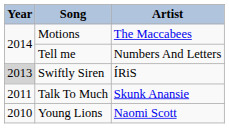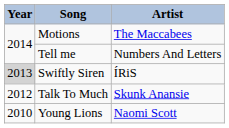(20, 93) 2011 -> (20, 93) 2012
